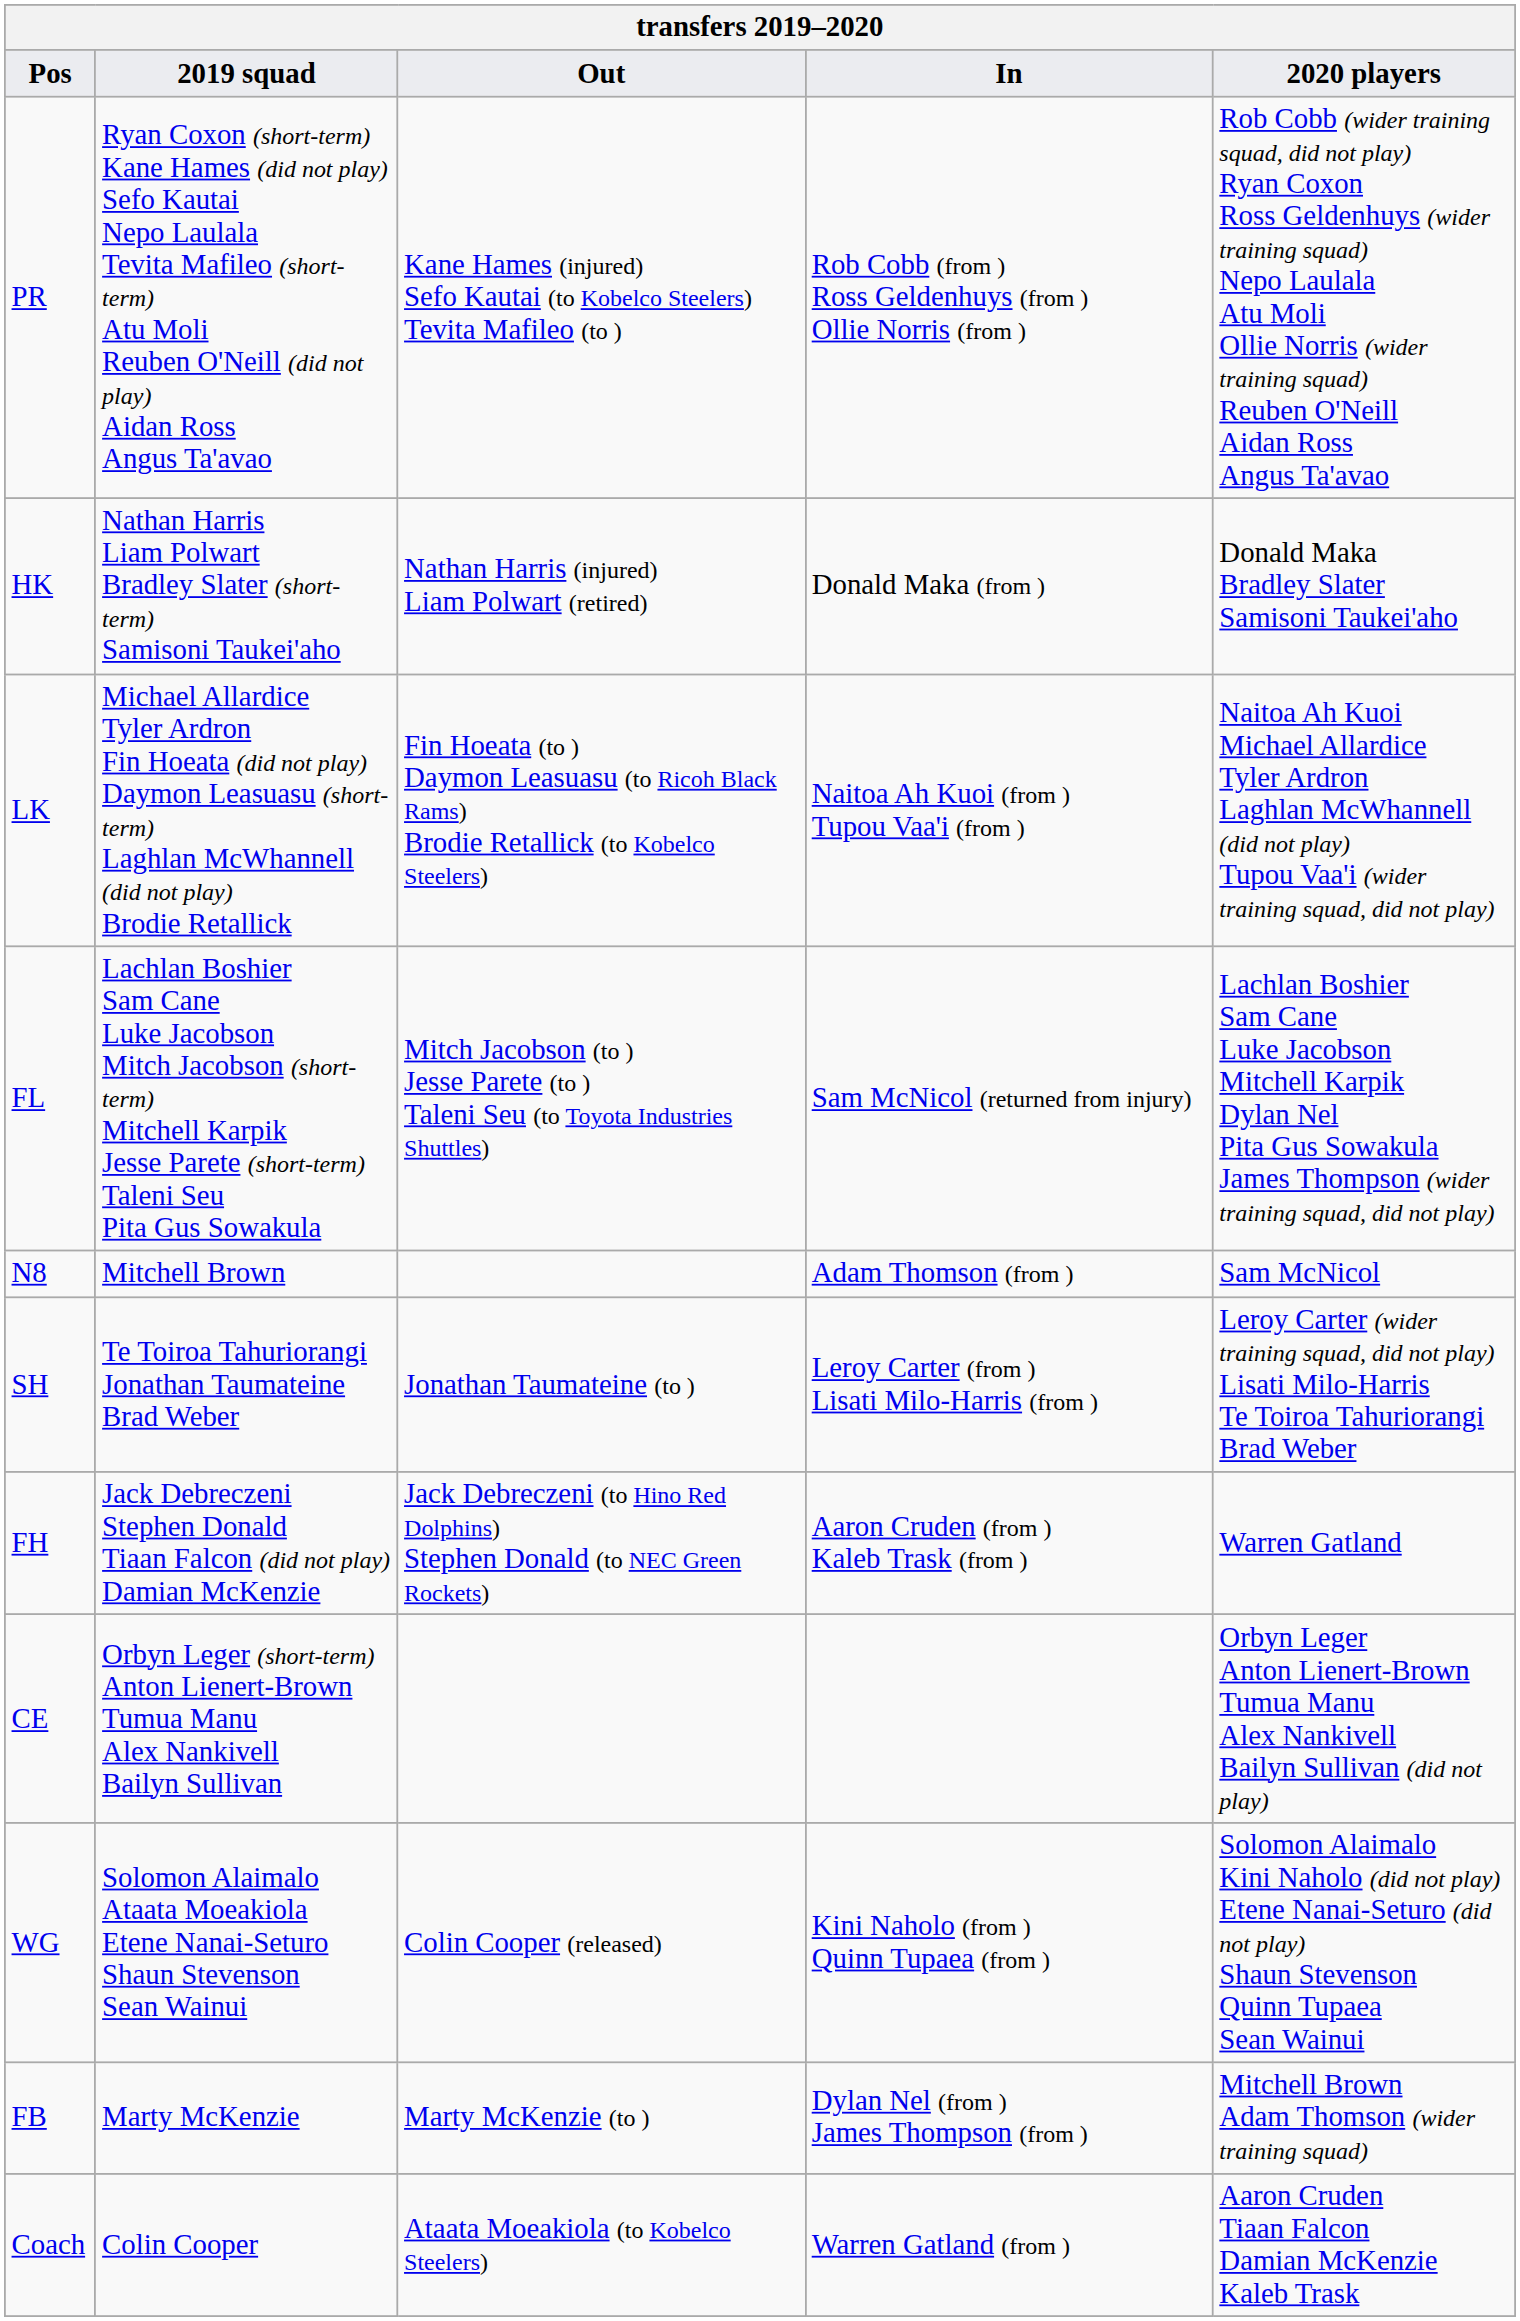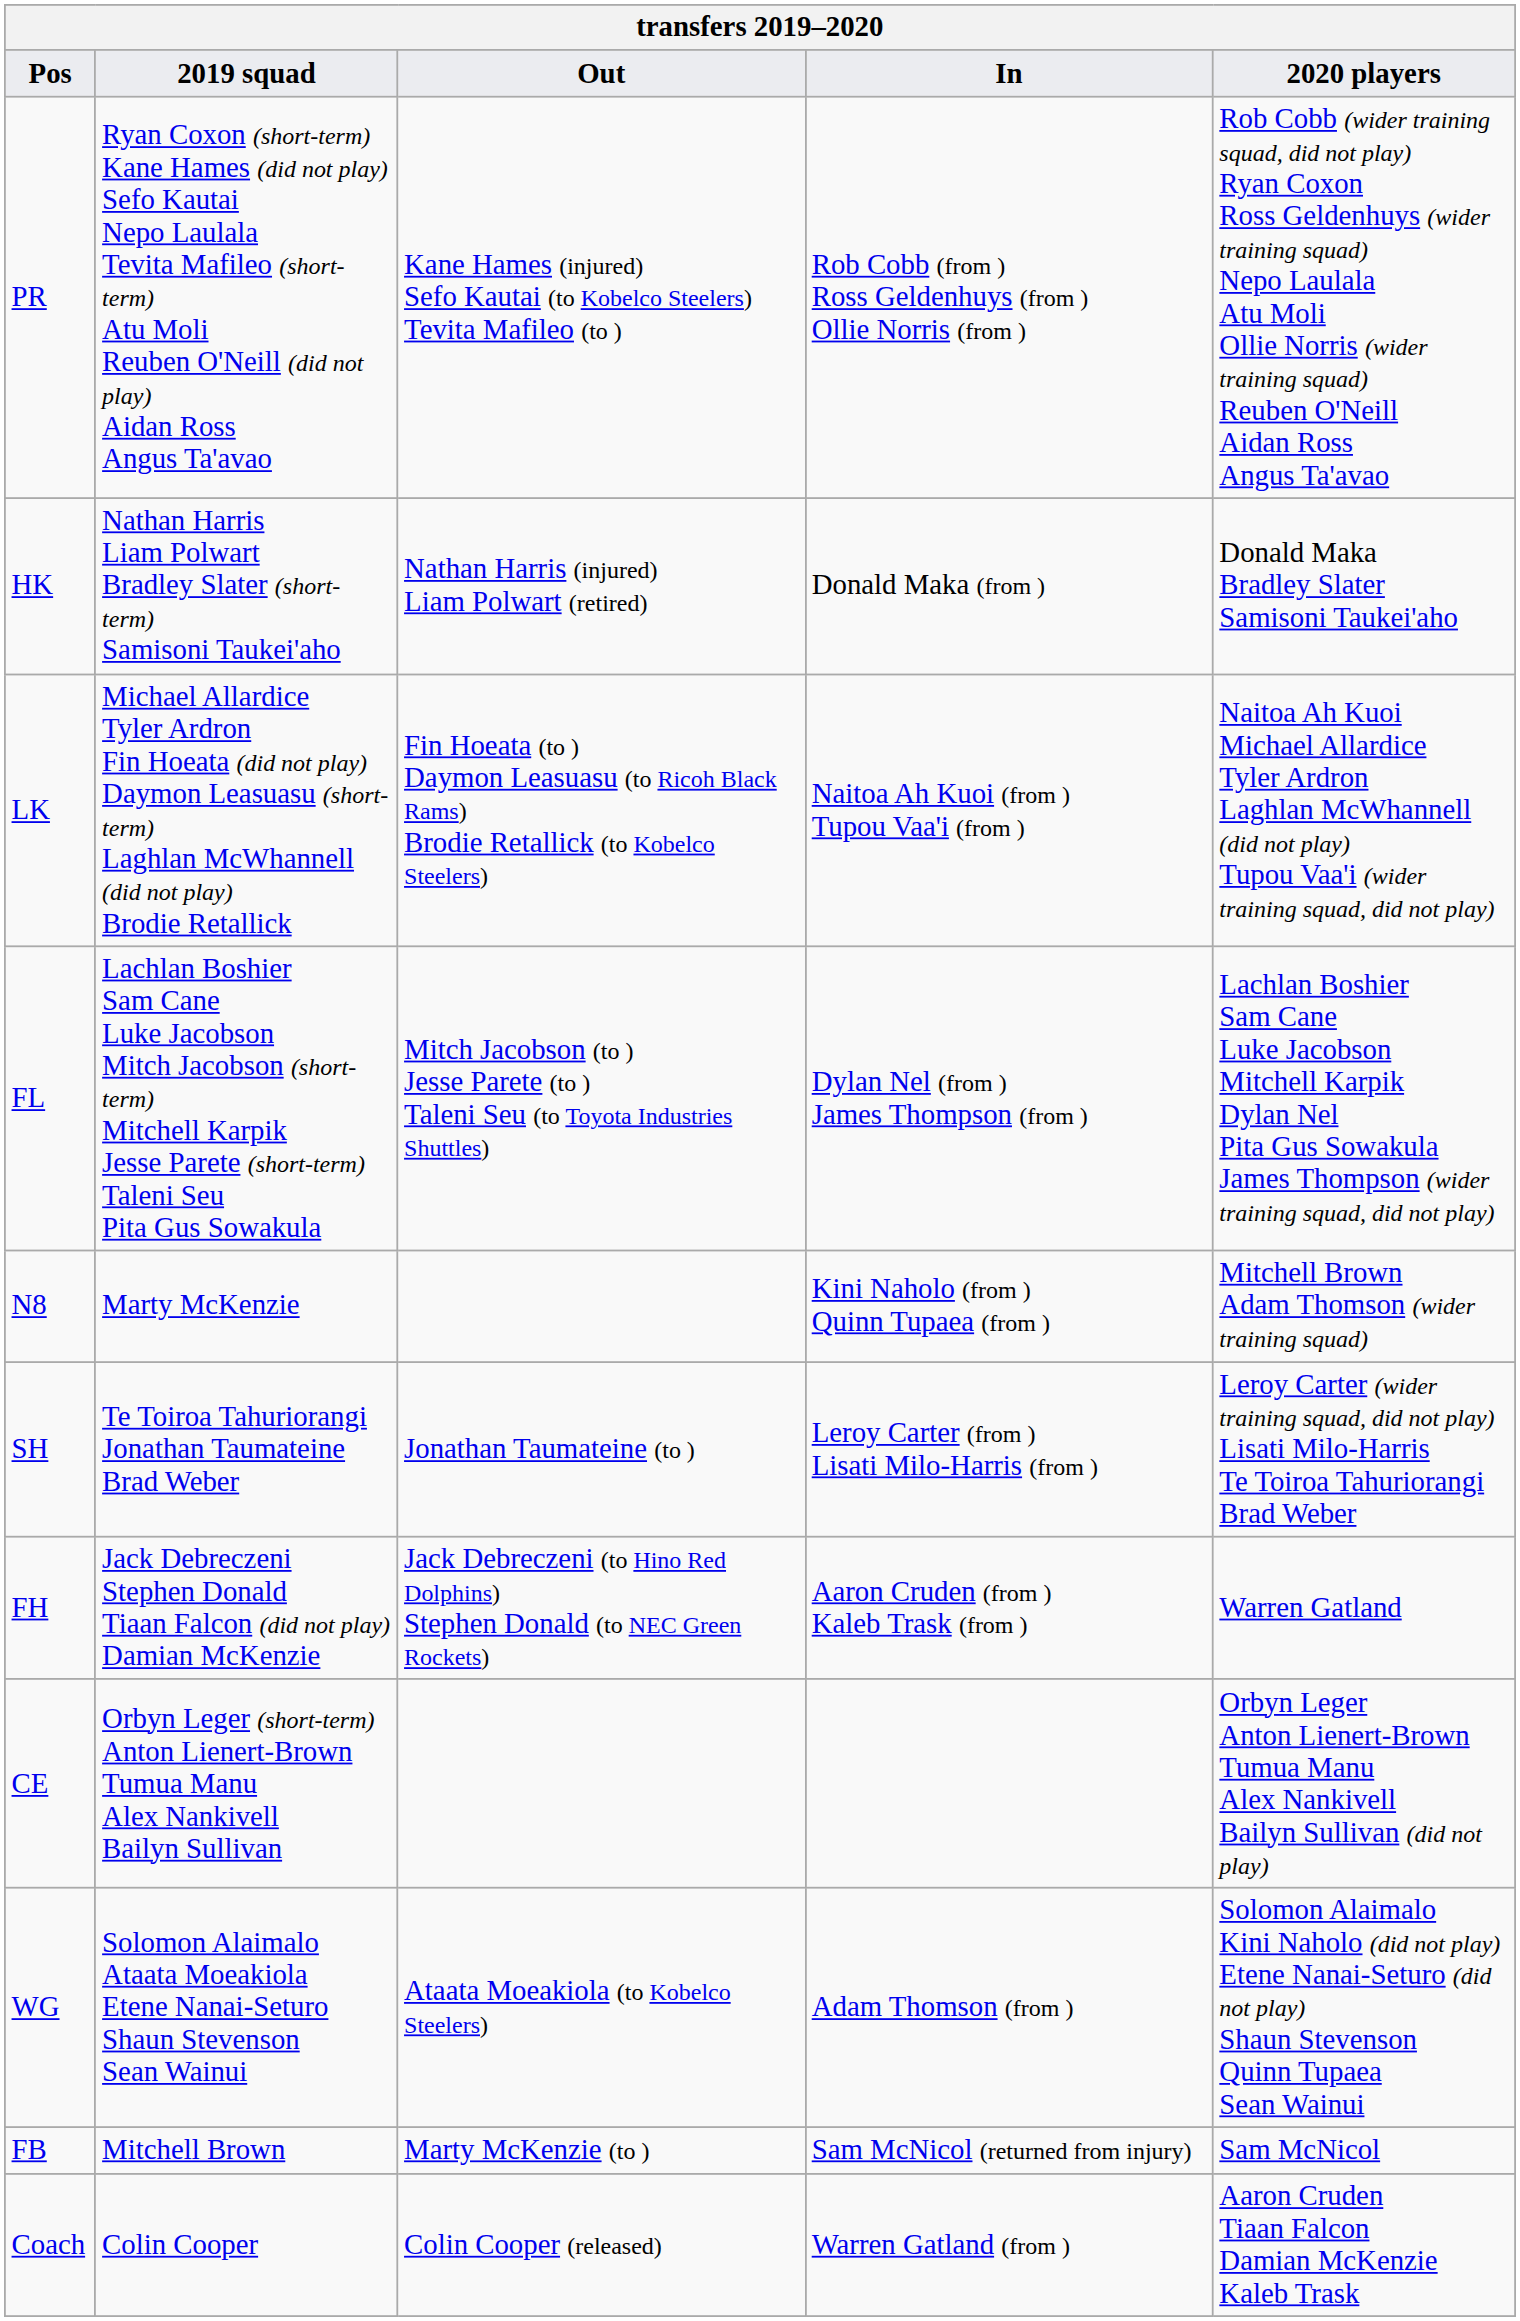(1002, 1098) Sam McNicol (returned from injury) -> (950, 1098) Dylan Nel (from ) James Thompson (from )
(194, 1273) Mitchell Brown -> (201, 1305) Marty McKenzie
(943, 1273) Adam Thomson (from ) -> (931, 1305) Kini Naholo (from ) Quinn Tupaea (from )
(1300, 1273) Sam McNicol -> (1347, 1305) Mitchell Brown Adam Thomson (wider training squad)
(533, 1942) Colin Cooper (released) -> (567, 2006) Ataata Moeakiola (to Kobelco Steelers)
(931, 1942) Kini Naholo (from ) Quinn Tupaea (from ) -> (943, 2006) Adam Thomson (from )
(201, 2117) Marty McKenzie -> (194, 2149) Mitchell Brown
(950, 2117) Dylan Nel (from ) James Thompson (from ) -> (1002, 2149) Sam McNicol (returned from injury)
(1347, 2117) Mitchell Brown Adam Thomson (wider training squad) -> (1300, 2149) Sam McNicol
(567, 2244) Ataata Moeakiola (to Kobelco Steelers) -> (533, 2244) Colin Cooper (released)
